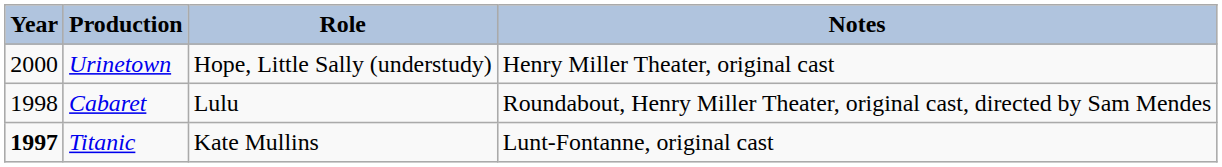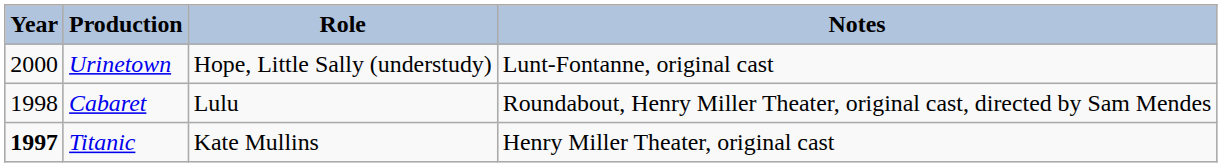(669, 63) Henry Miller Theater, original cast -> (638, 63) Lunt-Fontanne, original cast
(638, 142) Lunt-Fontanne, original cast -> (669, 142) Henry Miller Theater, original cast
